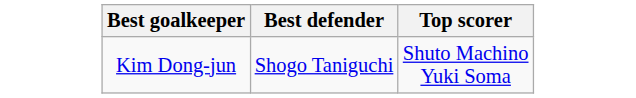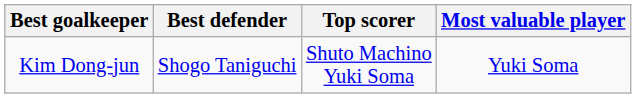+ column: (533, 20)
